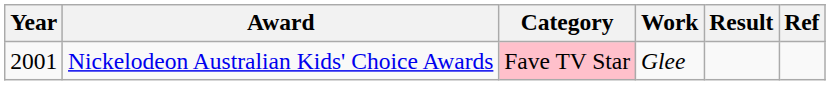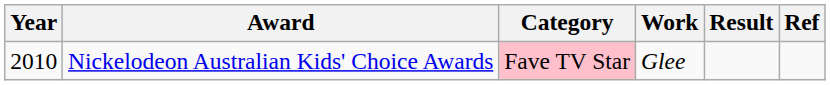(34, 60) 2001 -> (34, 60) 2010
